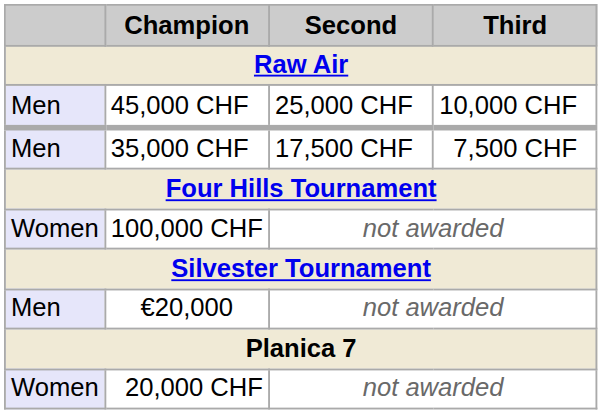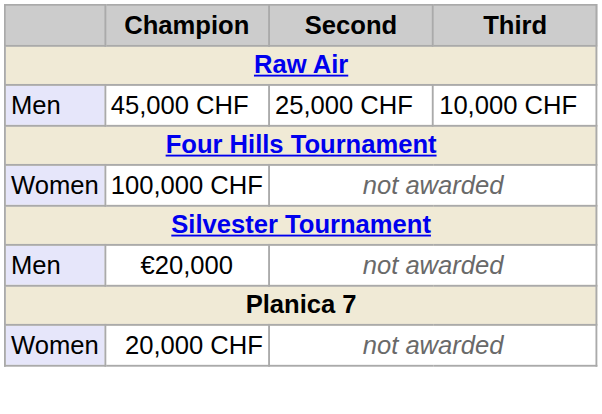- row: (187, 148)
